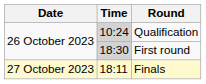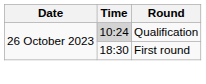(114, 50) lightgrey background -> (114, 50) no background
- row: (150, 69)
